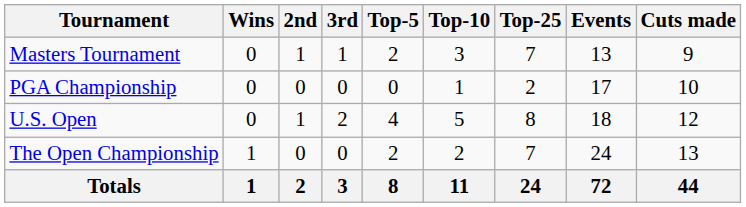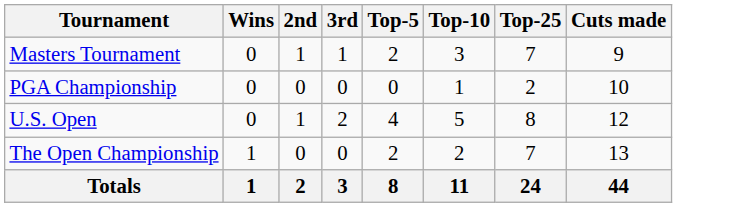- column: (601, 20)
